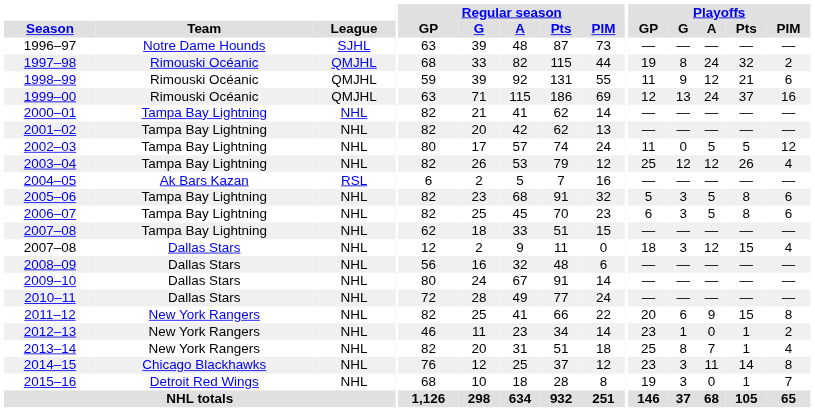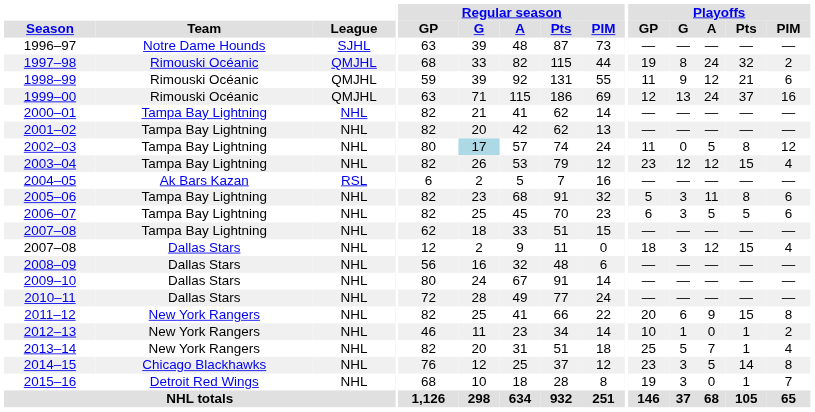(479, 146) no background -> (479, 146) lightblue background
(746, 146) 5 -> (746, 146) 8
(649, 163) 25 -> (649, 163) 23
(746, 163) 26 -> (746, 163) 15
(712, 197) 5 -> (712, 197) 11
(746, 214) 8 -> (746, 214) 5
(649, 331) 23 -> (649, 331) 10
(683, 348) 8 -> (683, 348) 5
(712, 365) 11 -> (712, 365) 5
